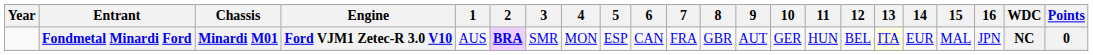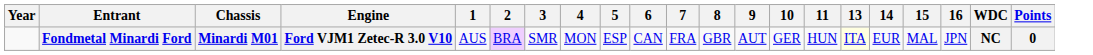- column: (858, 15)
(508, 38) bold -> (507, 38) normal
